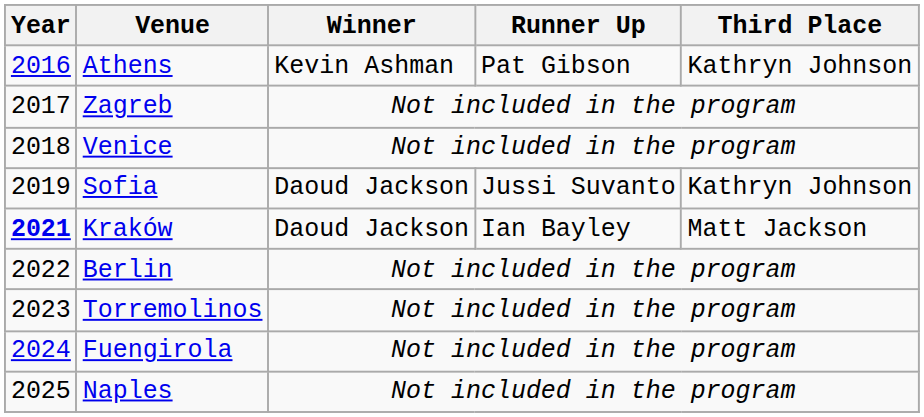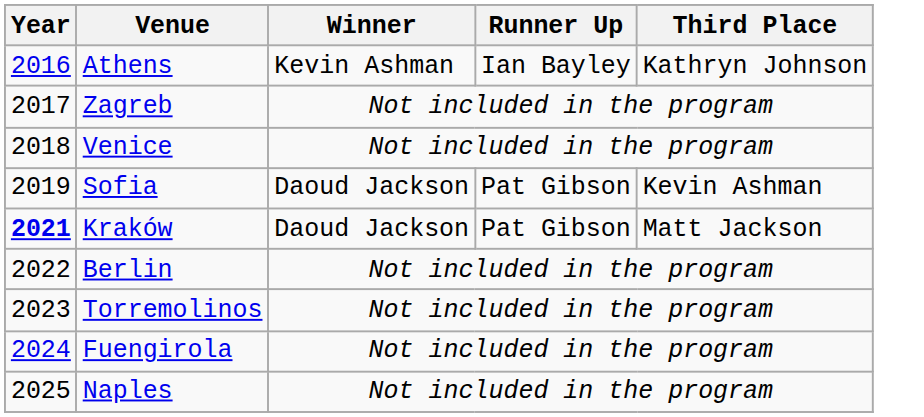(556, 66) Pat Gibson -> (556, 66) Ian Bayley
(578, 188) Jussi Suvanto -> (556, 188) Pat Gibson
(800, 188) Kathryn Johnson -> (733, 188) Kevin Ashman
(556, 229) Ian Bayley -> (556, 229) Pat Gibson
